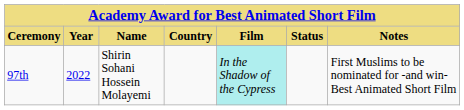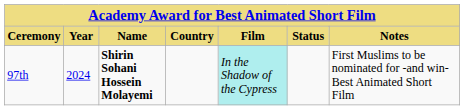(78, 75) 2022 -> (78, 75) 2024
(126, 75) normal -> (127, 75) bold
